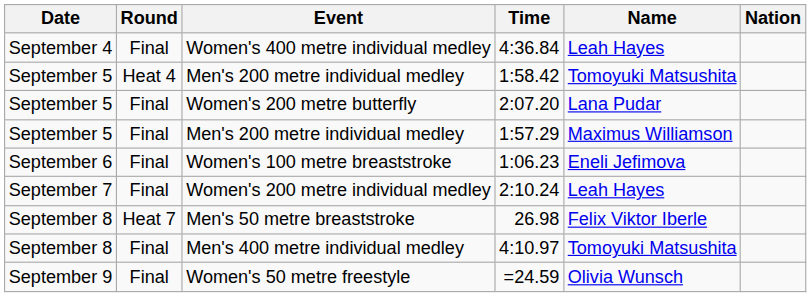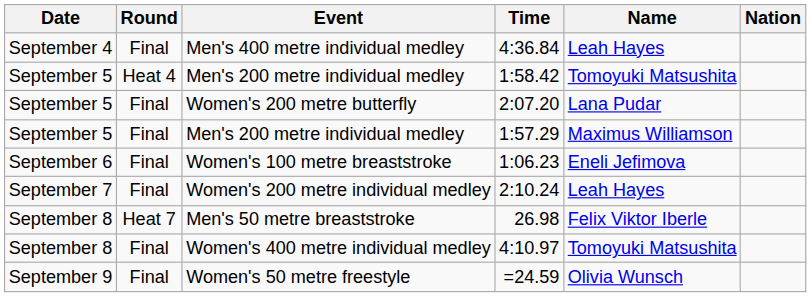(338, 47) Women's 400 metre individual medley -> (325, 47) Men's 400 metre individual medley
(325, 248) Men's 400 metre individual medley -> (338, 248) Women's 400 metre individual medley
